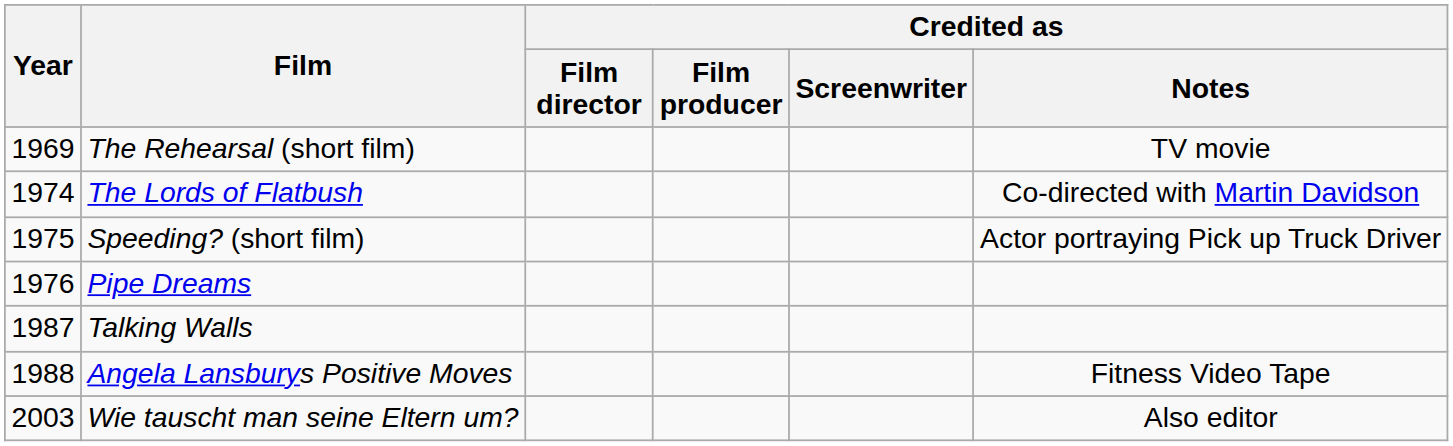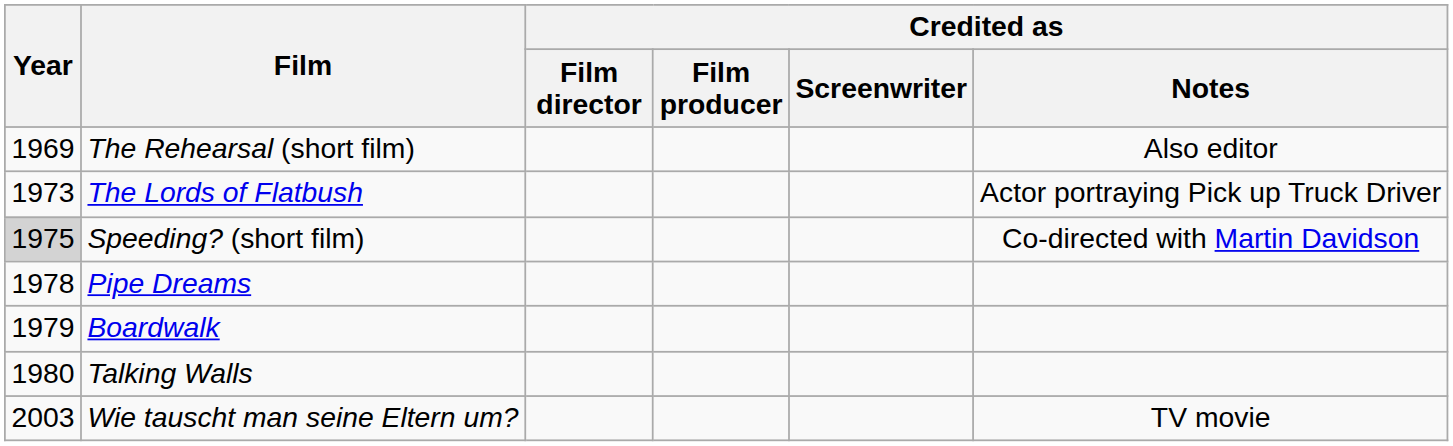(1211, 148) TV movie -> (1211, 148) Also editor
(43, 193) 1974 -> (43, 193) 1973
(1211, 193) Co-directed with Martin Davidson -> (1211, 193) Actor portraying Pick up Truck Driver
(43, 238) no background -> (43, 238) lightgrey background
(1211, 238) Actor portraying Pick up Truck Driver -> (1211, 238) Co-directed with Martin Davidson
(43, 283) 1976 -> (43, 283) 1978
+ row: (154, 328)
(43, 328) 1987 -> (43, 373) 1980
- row: (300, 373)
(1211, 418) Also editor -> (1211, 418) TV movie
